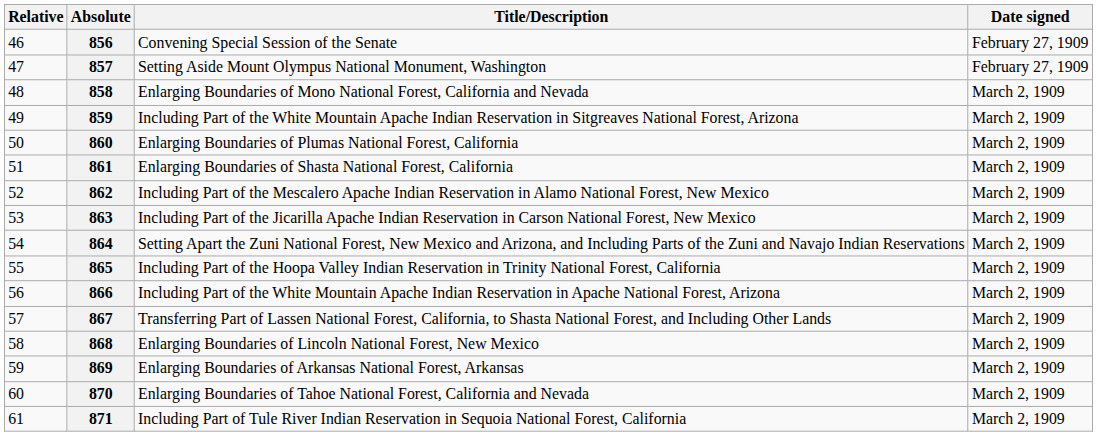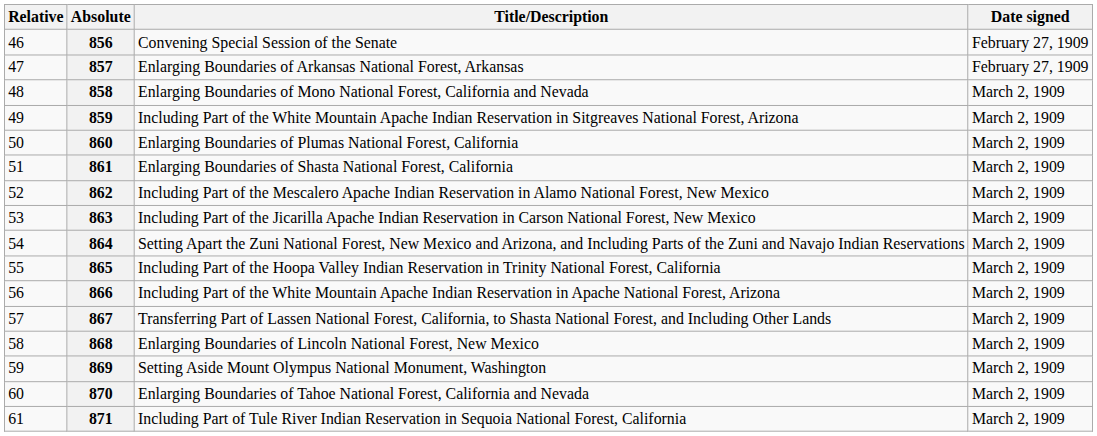(342, 67) Setting Aside Mount Olympus National Monument, Washington -> (331, 67) Enlarging Boundaries of Arkansas National Forest, Arkansas
(331, 368) Enlarging Boundaries of Arkansas National Forest, Arkansas -> (342, 368) Setting Aside Mount Olympus National Monument, Washington
